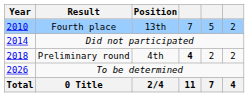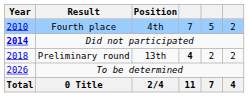(155, 26) 13th -> (155, 26) 4th
(17, 41) normal -> (17, 41) bold
(155, 56) 4th -> (155, 56) 13th
